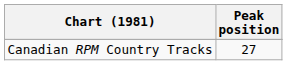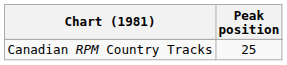(249, 50) 27 -> (249, 50) 25
